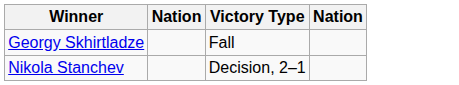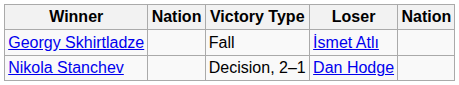+ column: (354, 17)
